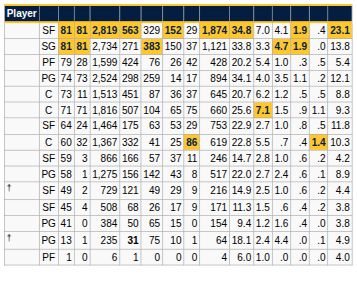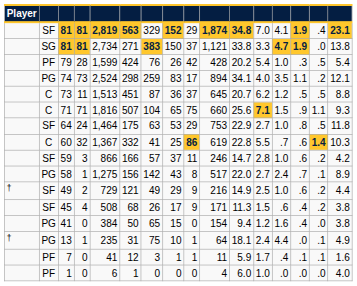(176, 79) 14 -> (176, 79) 83
(303, 142) .4 -> (303, 142) .6
(303, 174) .6 -> (303, 174) .7
(133, 240) bold -> (133, 240) normal
+ row: (49, 257)
